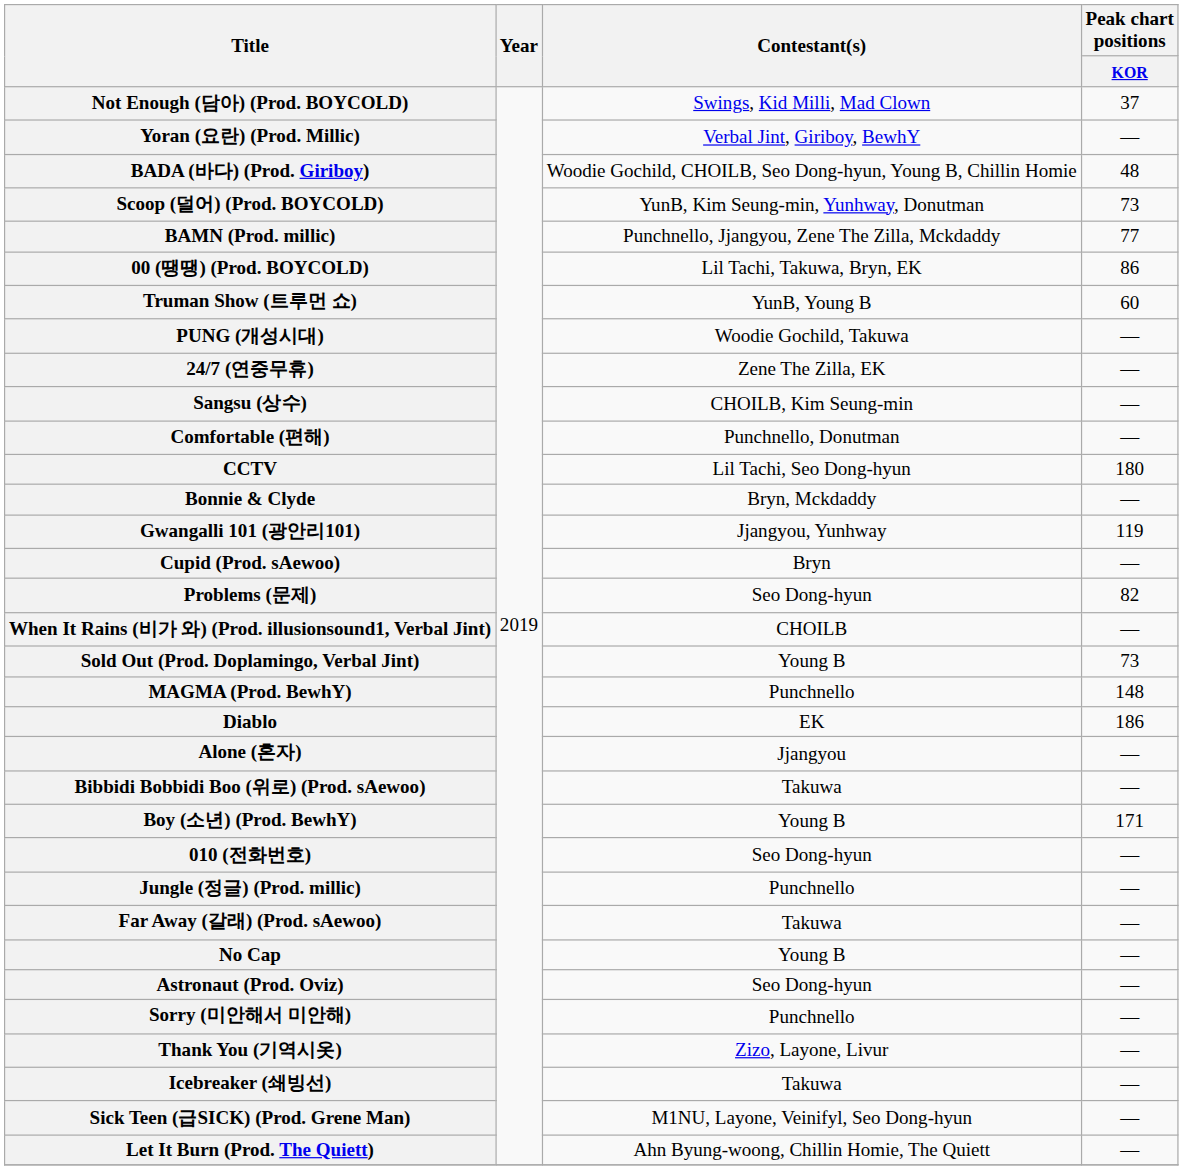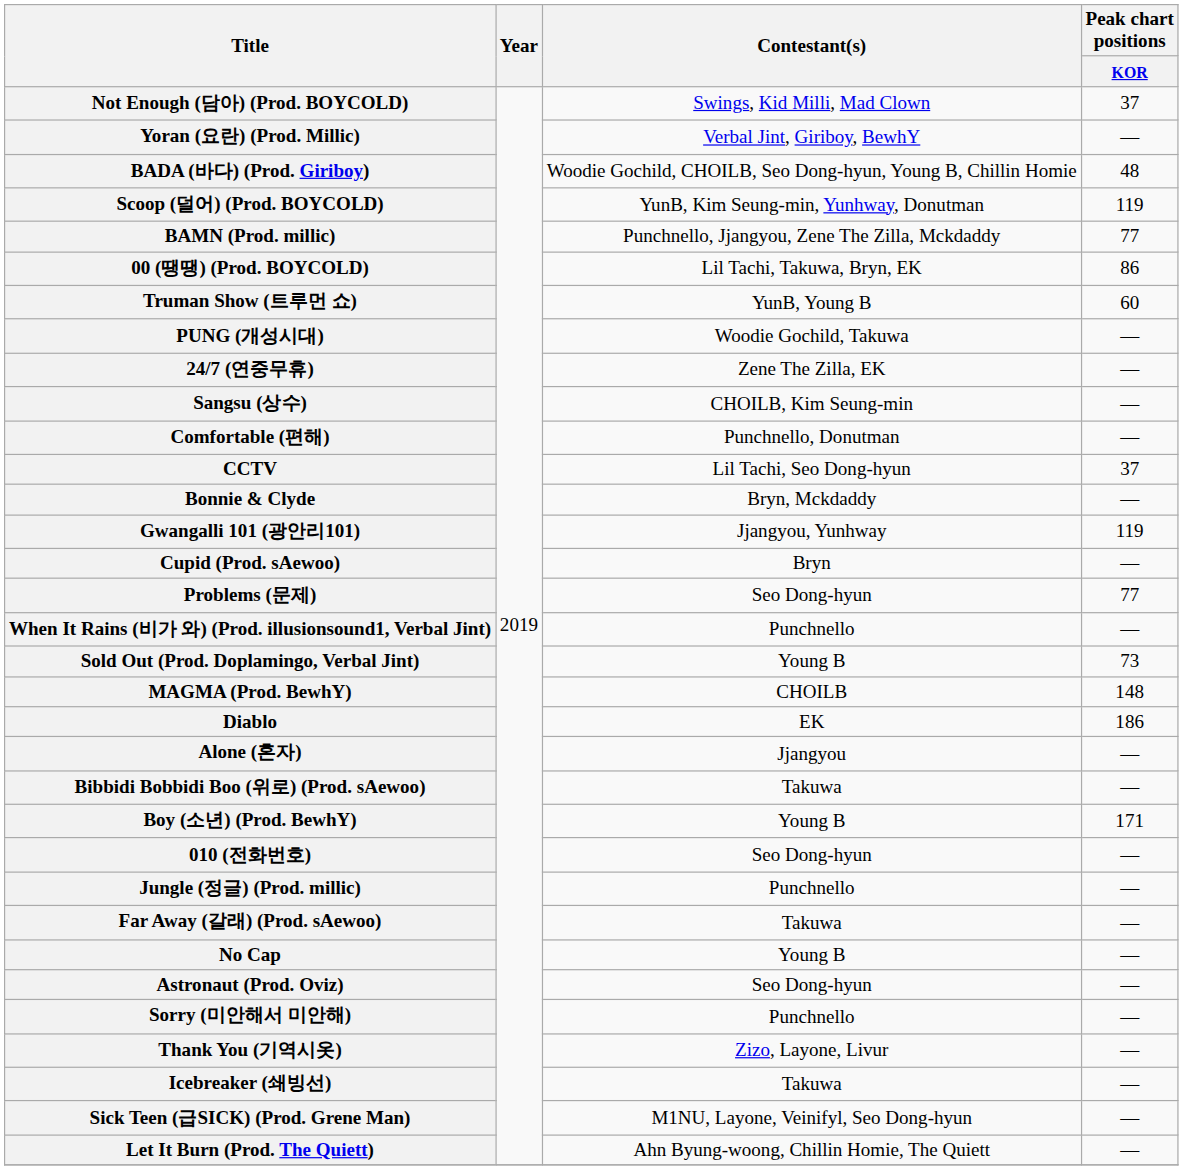(1130, 204) 73 -> (1130, 204) 119
(1130, 469) 180 -> (1130, 469) 37
(1130, 595) 82 -> (1130, 595) 77
(812, 629) CHOILB -> (812, 629) Punchnello
(812, 691) Punchnello -> (812, 691) CHOILB
